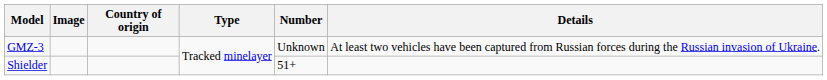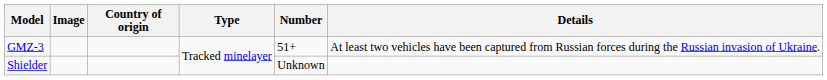(301, 46) Unknown -> (287, 46) 51+
(287, 65) 51+ -> (301, 65) Unknown
